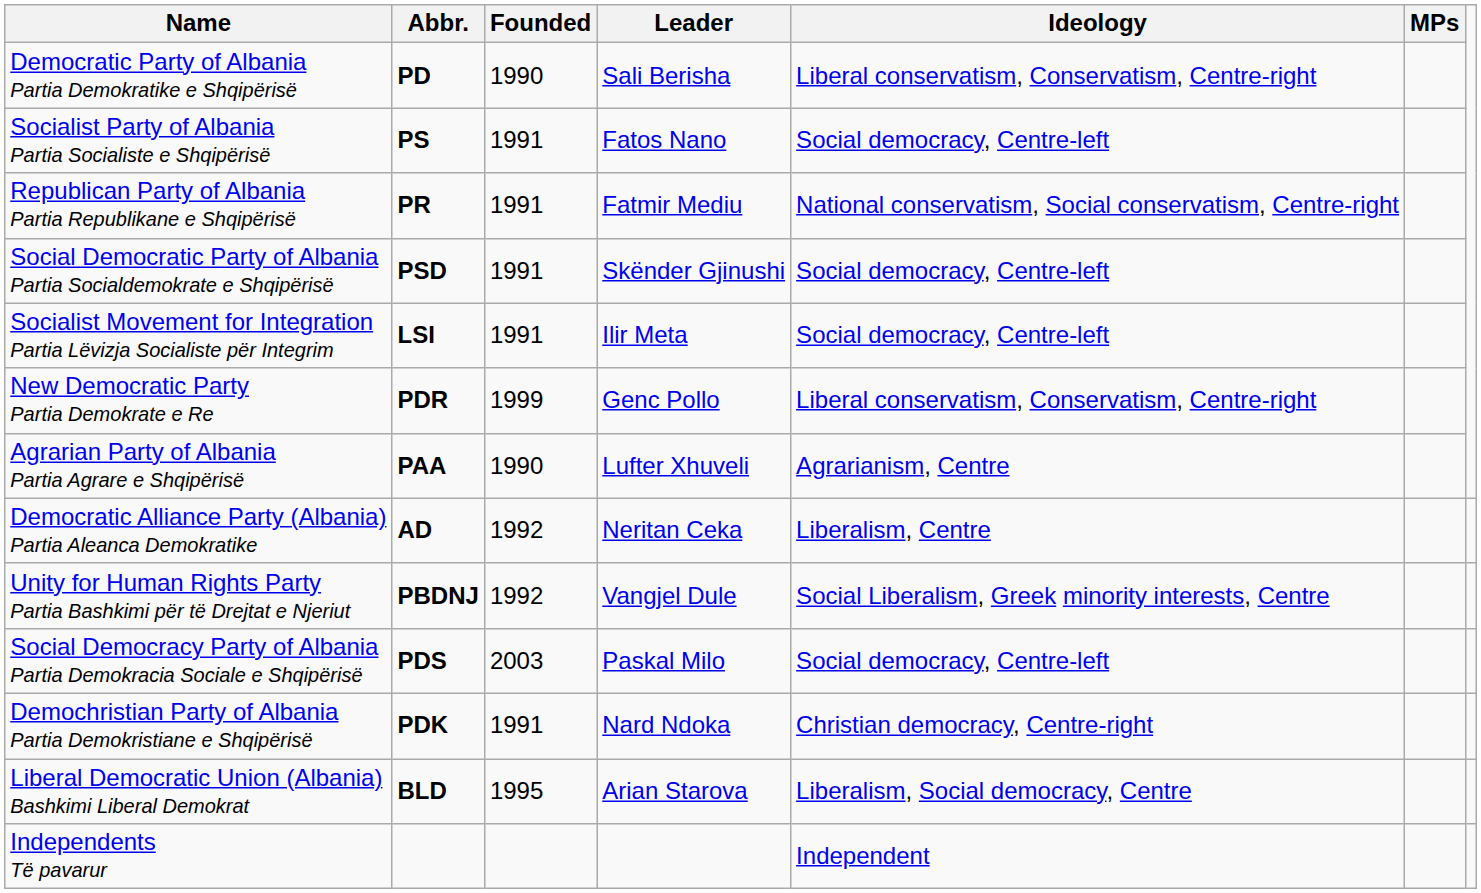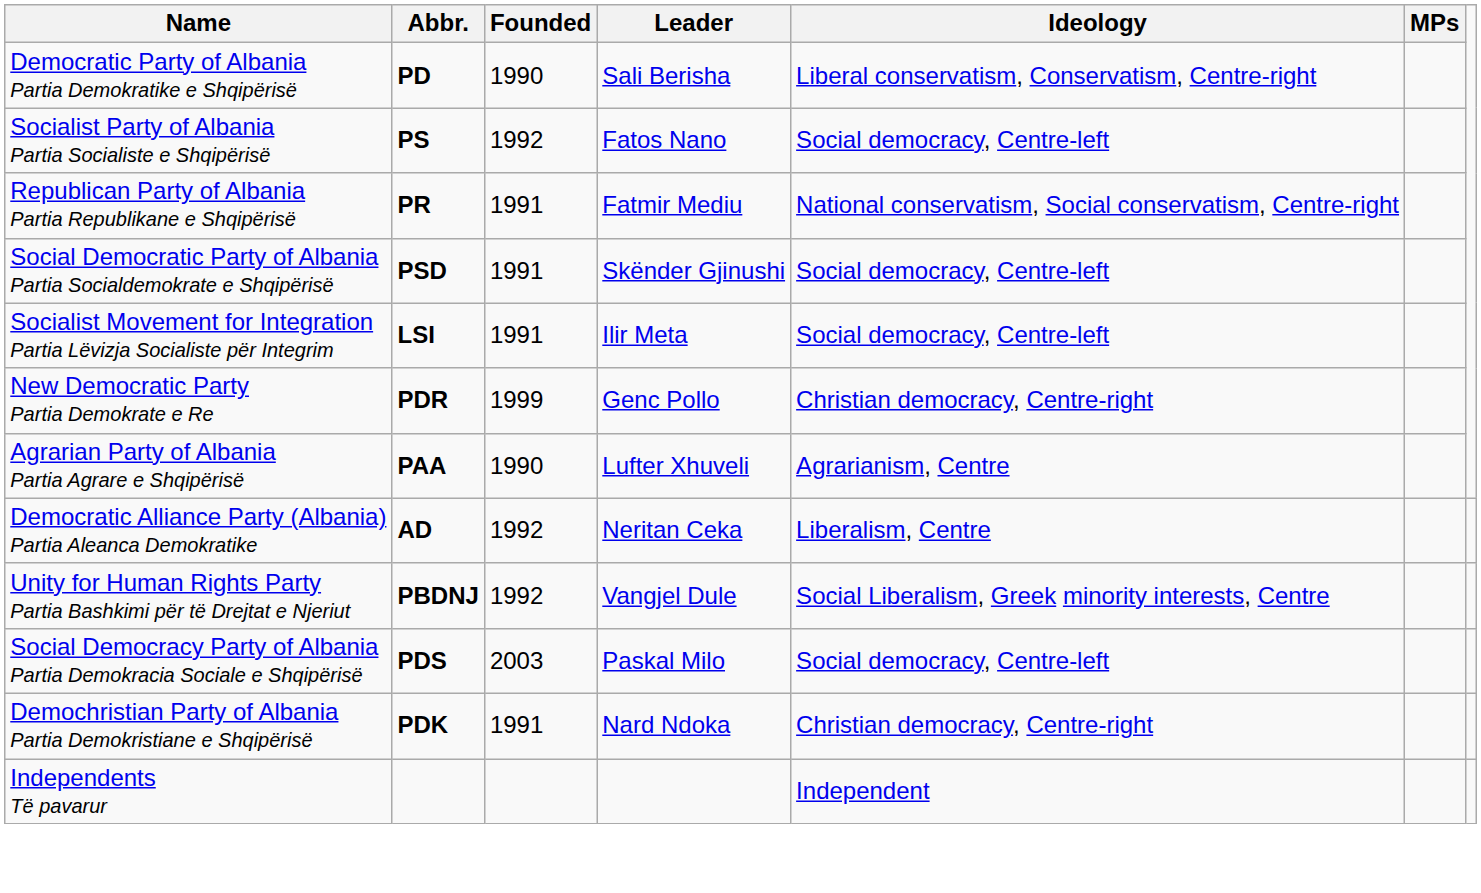(517, 140) 1991 -> (517, 140) 1992
(1056, 400) Liberal conservatism, Conservatism, Centre-right -> (975, 400) Christian democracy, Centre-right
- row: (196, 790)
